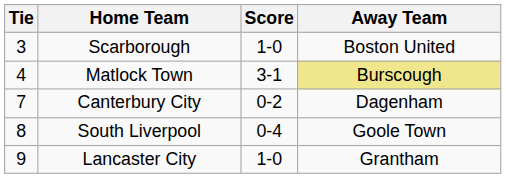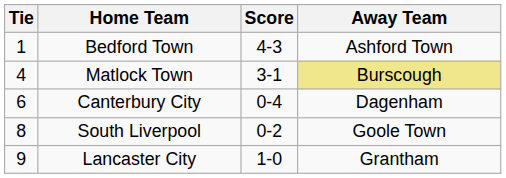+ row: (139, 46)
- row: (139, 46)
(21, 103) 7 -> (21, 103) 6
(269, 103) 0-2 -> (269, 103) 0-4
(269, 131) 0-4 -> (269, 131) 0-2
